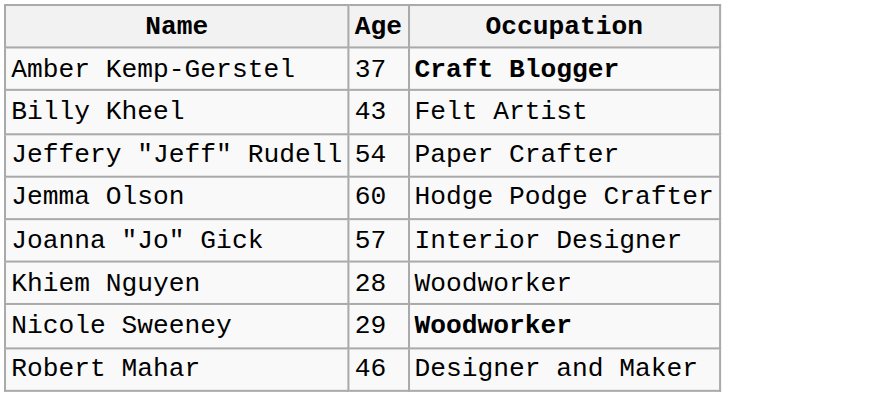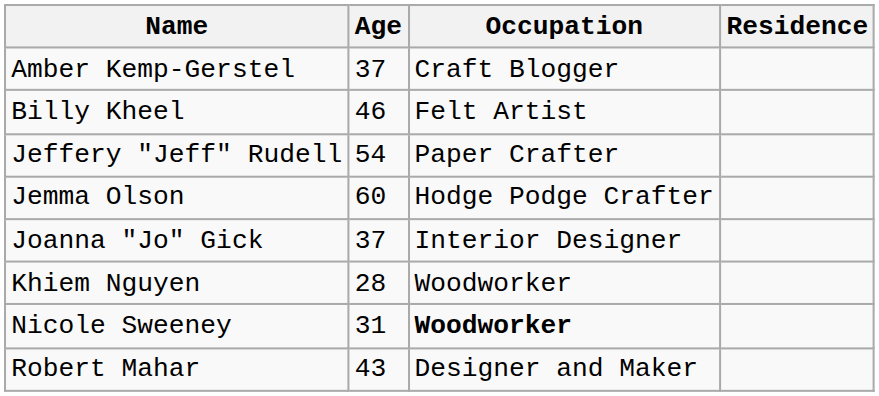+ column: (797, 26)
(517, 69) bold -> (517, 69) normal
(370, 112) 43 -> (370, 112) 46
(370, 240) 57 -> (370, 240) 37
(370, 326) 29 -> (370, 326) 31
(370, 369) 46 -> (370, 369) 43
